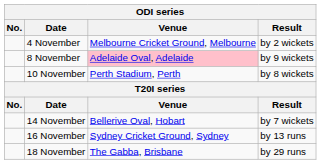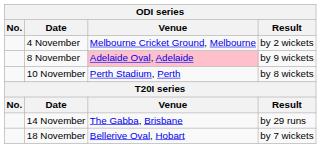(137, 120) Bellerive Oval, Hobart -> (136, 120) The Gabba, Brisbane
(287, 120) by 7 wickets -> (283, 120) by 29 runs
- row: (56, 136)
(136, 151) The Gabba, Brisbane -> (137, 136) Bellerive Oval, Hobart
(283, 151) by 29 runs -> (287, 136) by 7 wickets
